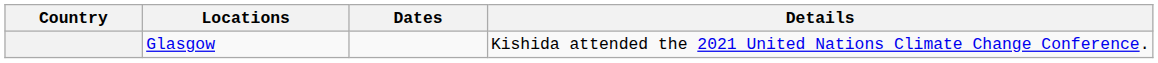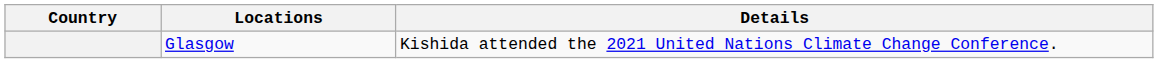- column: (418, 18)
